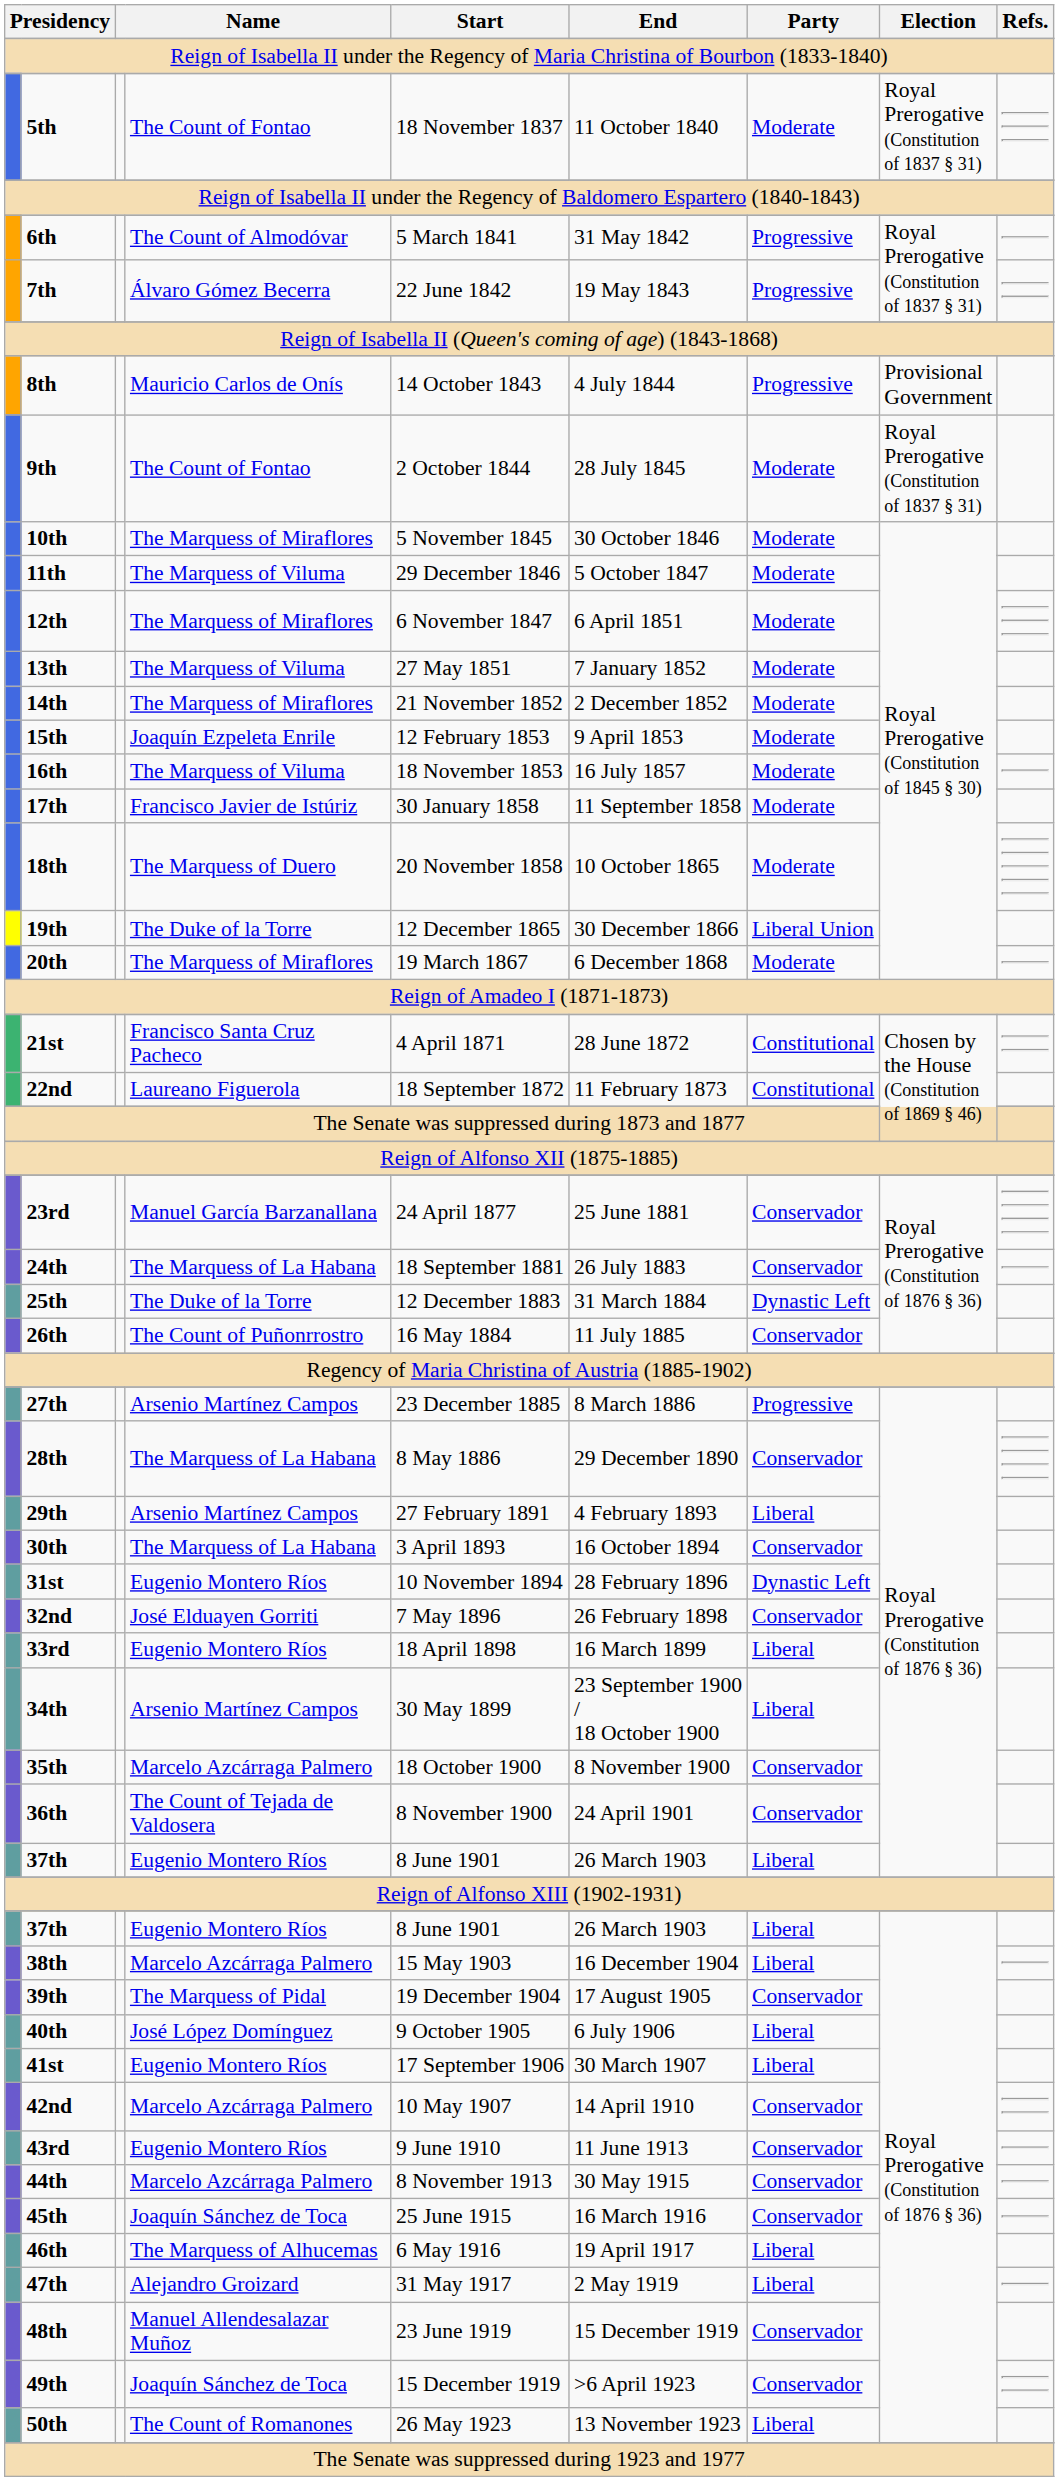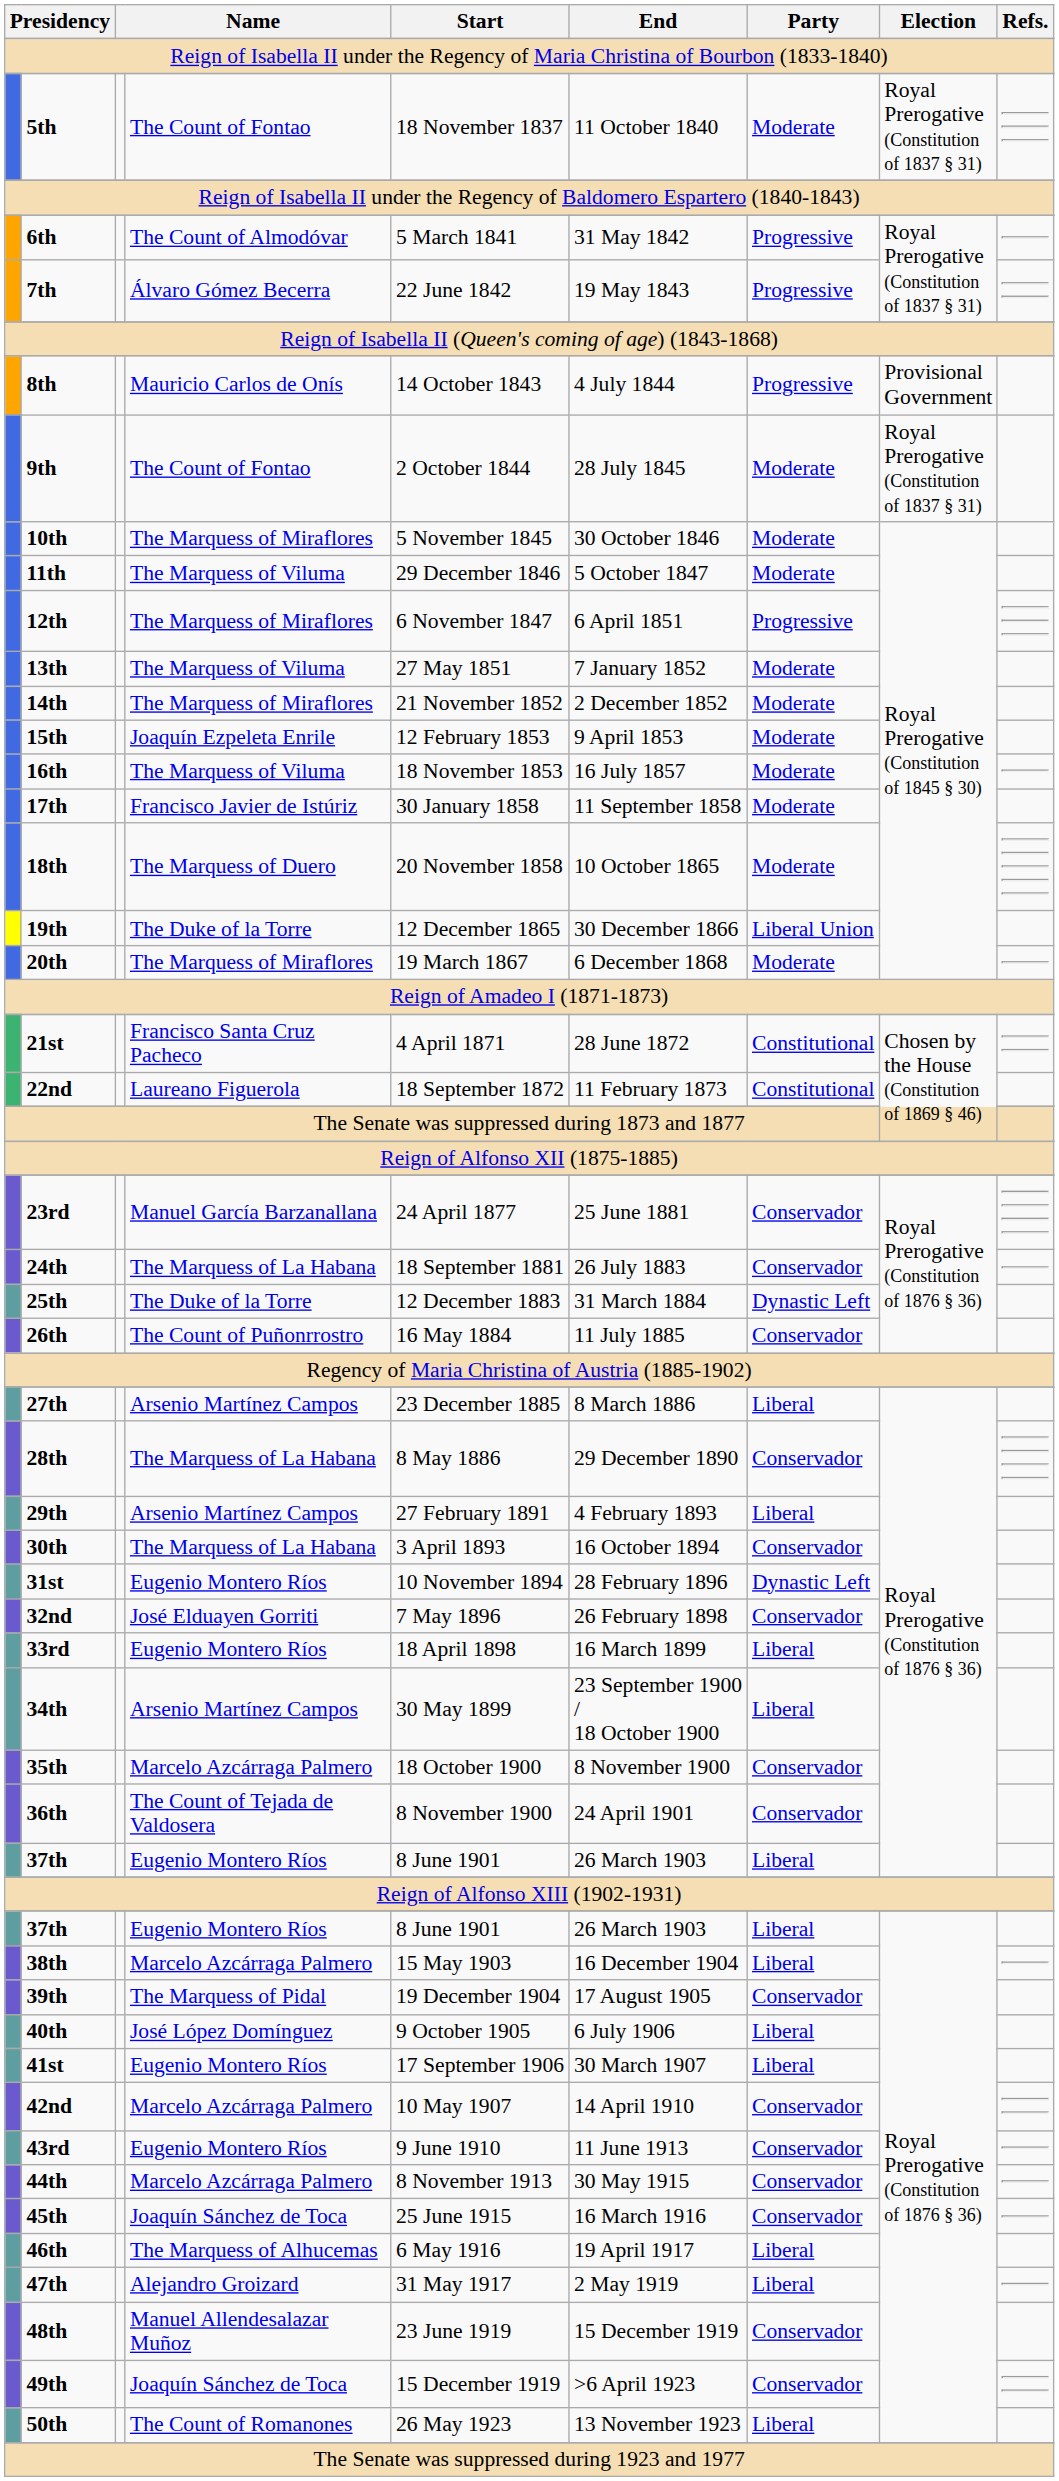(793, 620) Moderate -> (802, 620) Progressive
(802, 1403) Progressive -> (783, 1403) Liberal
